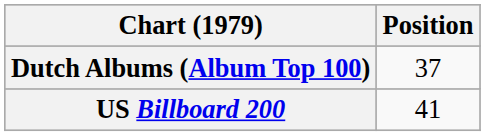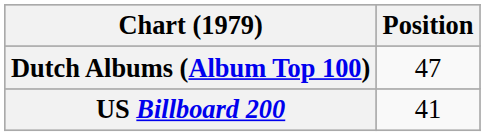(428, 67) 37 -> (428, 67) 47
